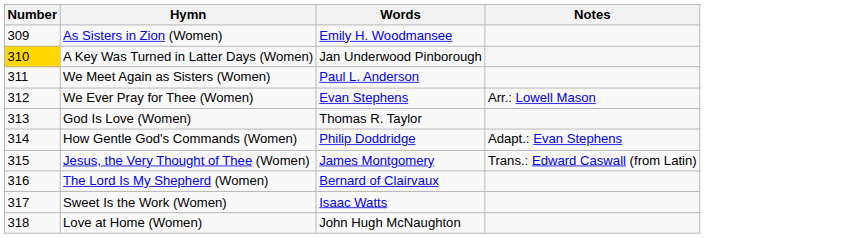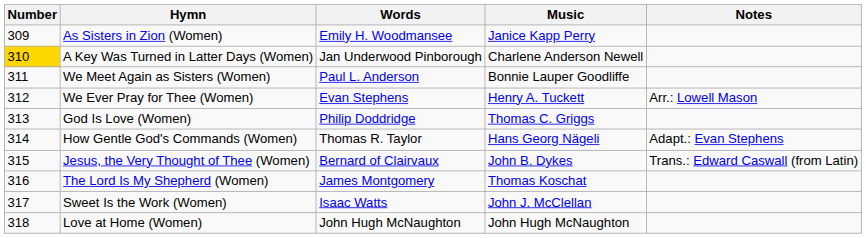+ column: (566, 14)
(370, 118) Thomas R. Taylor -> (367, 118) Philip Doddridge
(367, 139) Philip Doddridge -> (370, 139) Thomas R. Taylor
(377, 160) James Montgomery -> (379, 160) Bernard of Clairvaux
(379, 181) Bernard of Clairvaux -> (377, 181) James Montgomery
